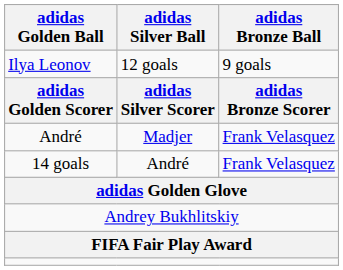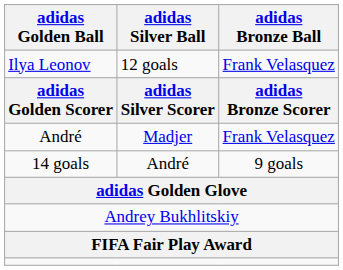(247, 63) 9 goals -> (279, 63) Frank Velasquez
(279, 163) Frank Velasquez -> (279, 163) 9 goals
